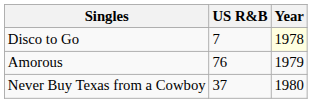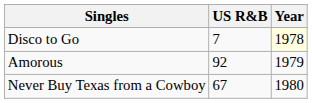(220, 62) 76 -> (220, 62) 92
(220, 86) 37 -> (220, 86) 67
